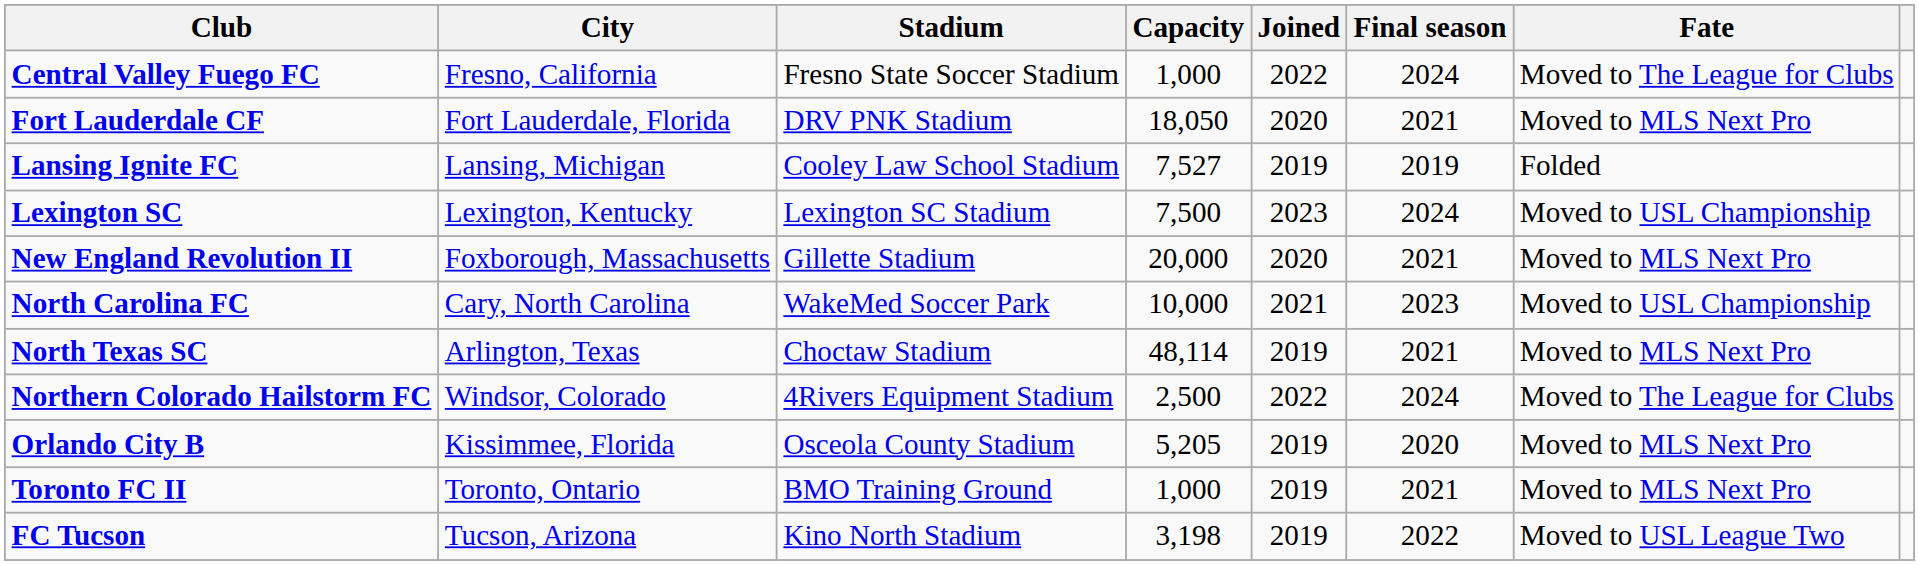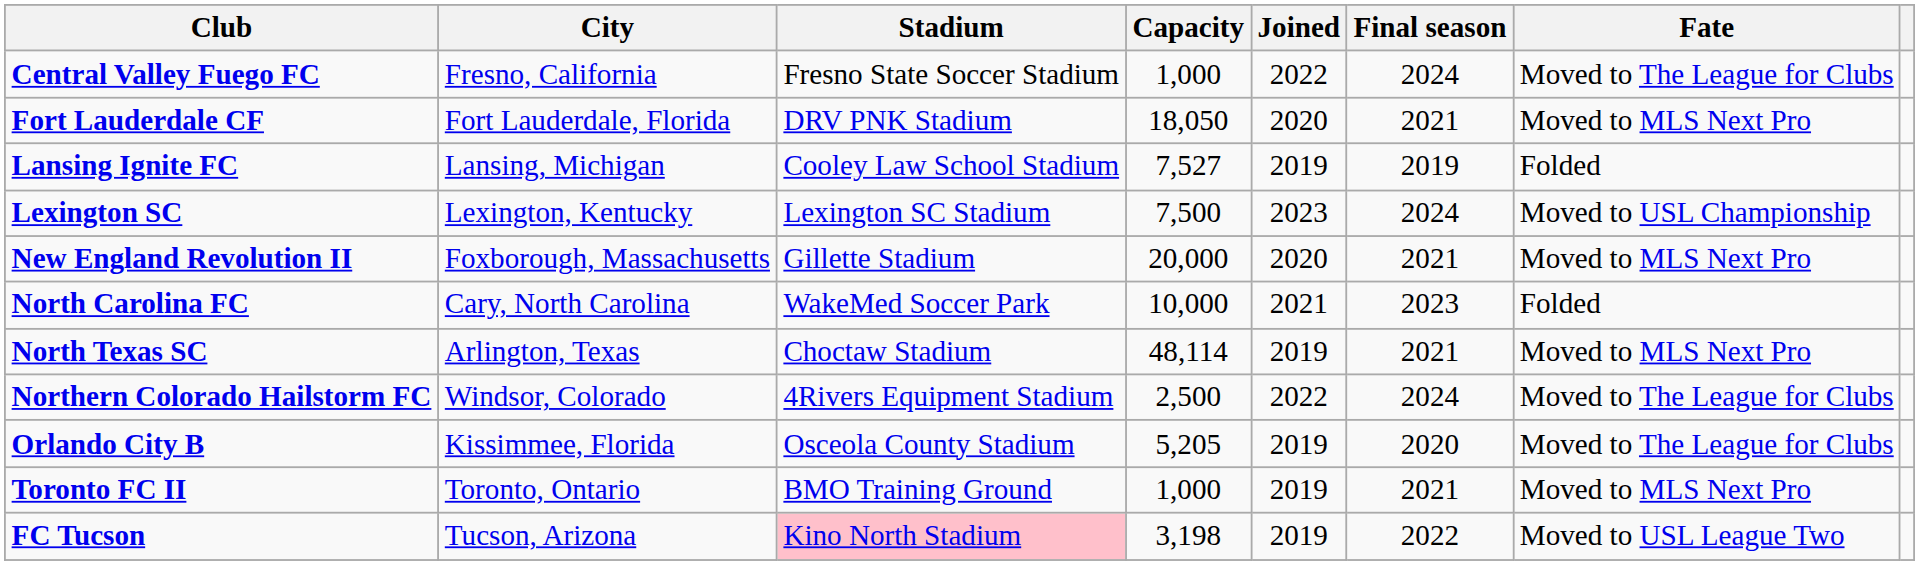(1695, 304) Moved to USL Championship -> (1560, 304) Folded
(1665, 443) Moved to MLS Next Pro -> (1707, 443) Moved to The League for Clubs
(902, 535) no background -> (902, 535) pink background
